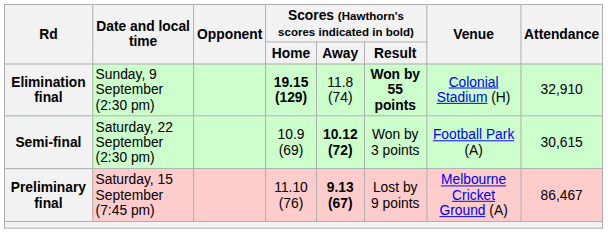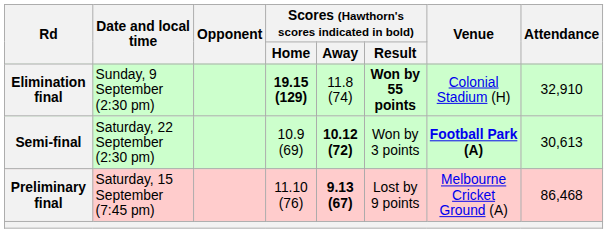(474, 143) normal -> (474, 143) bold
(562, 143) 30,615 -> (562, 143) 30,613
(562, 195) 86,467 -> (562, 195) 86,468
